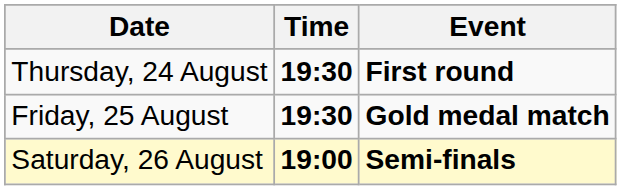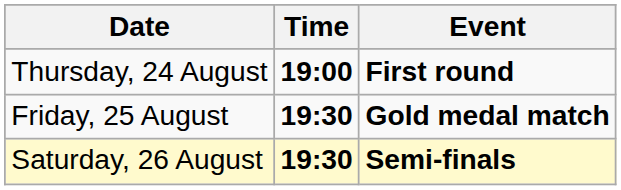(317, 71) 19:30 -> (317, 71) 19:00
(317, 160) 19:00 -> (317, 160) 19:30
